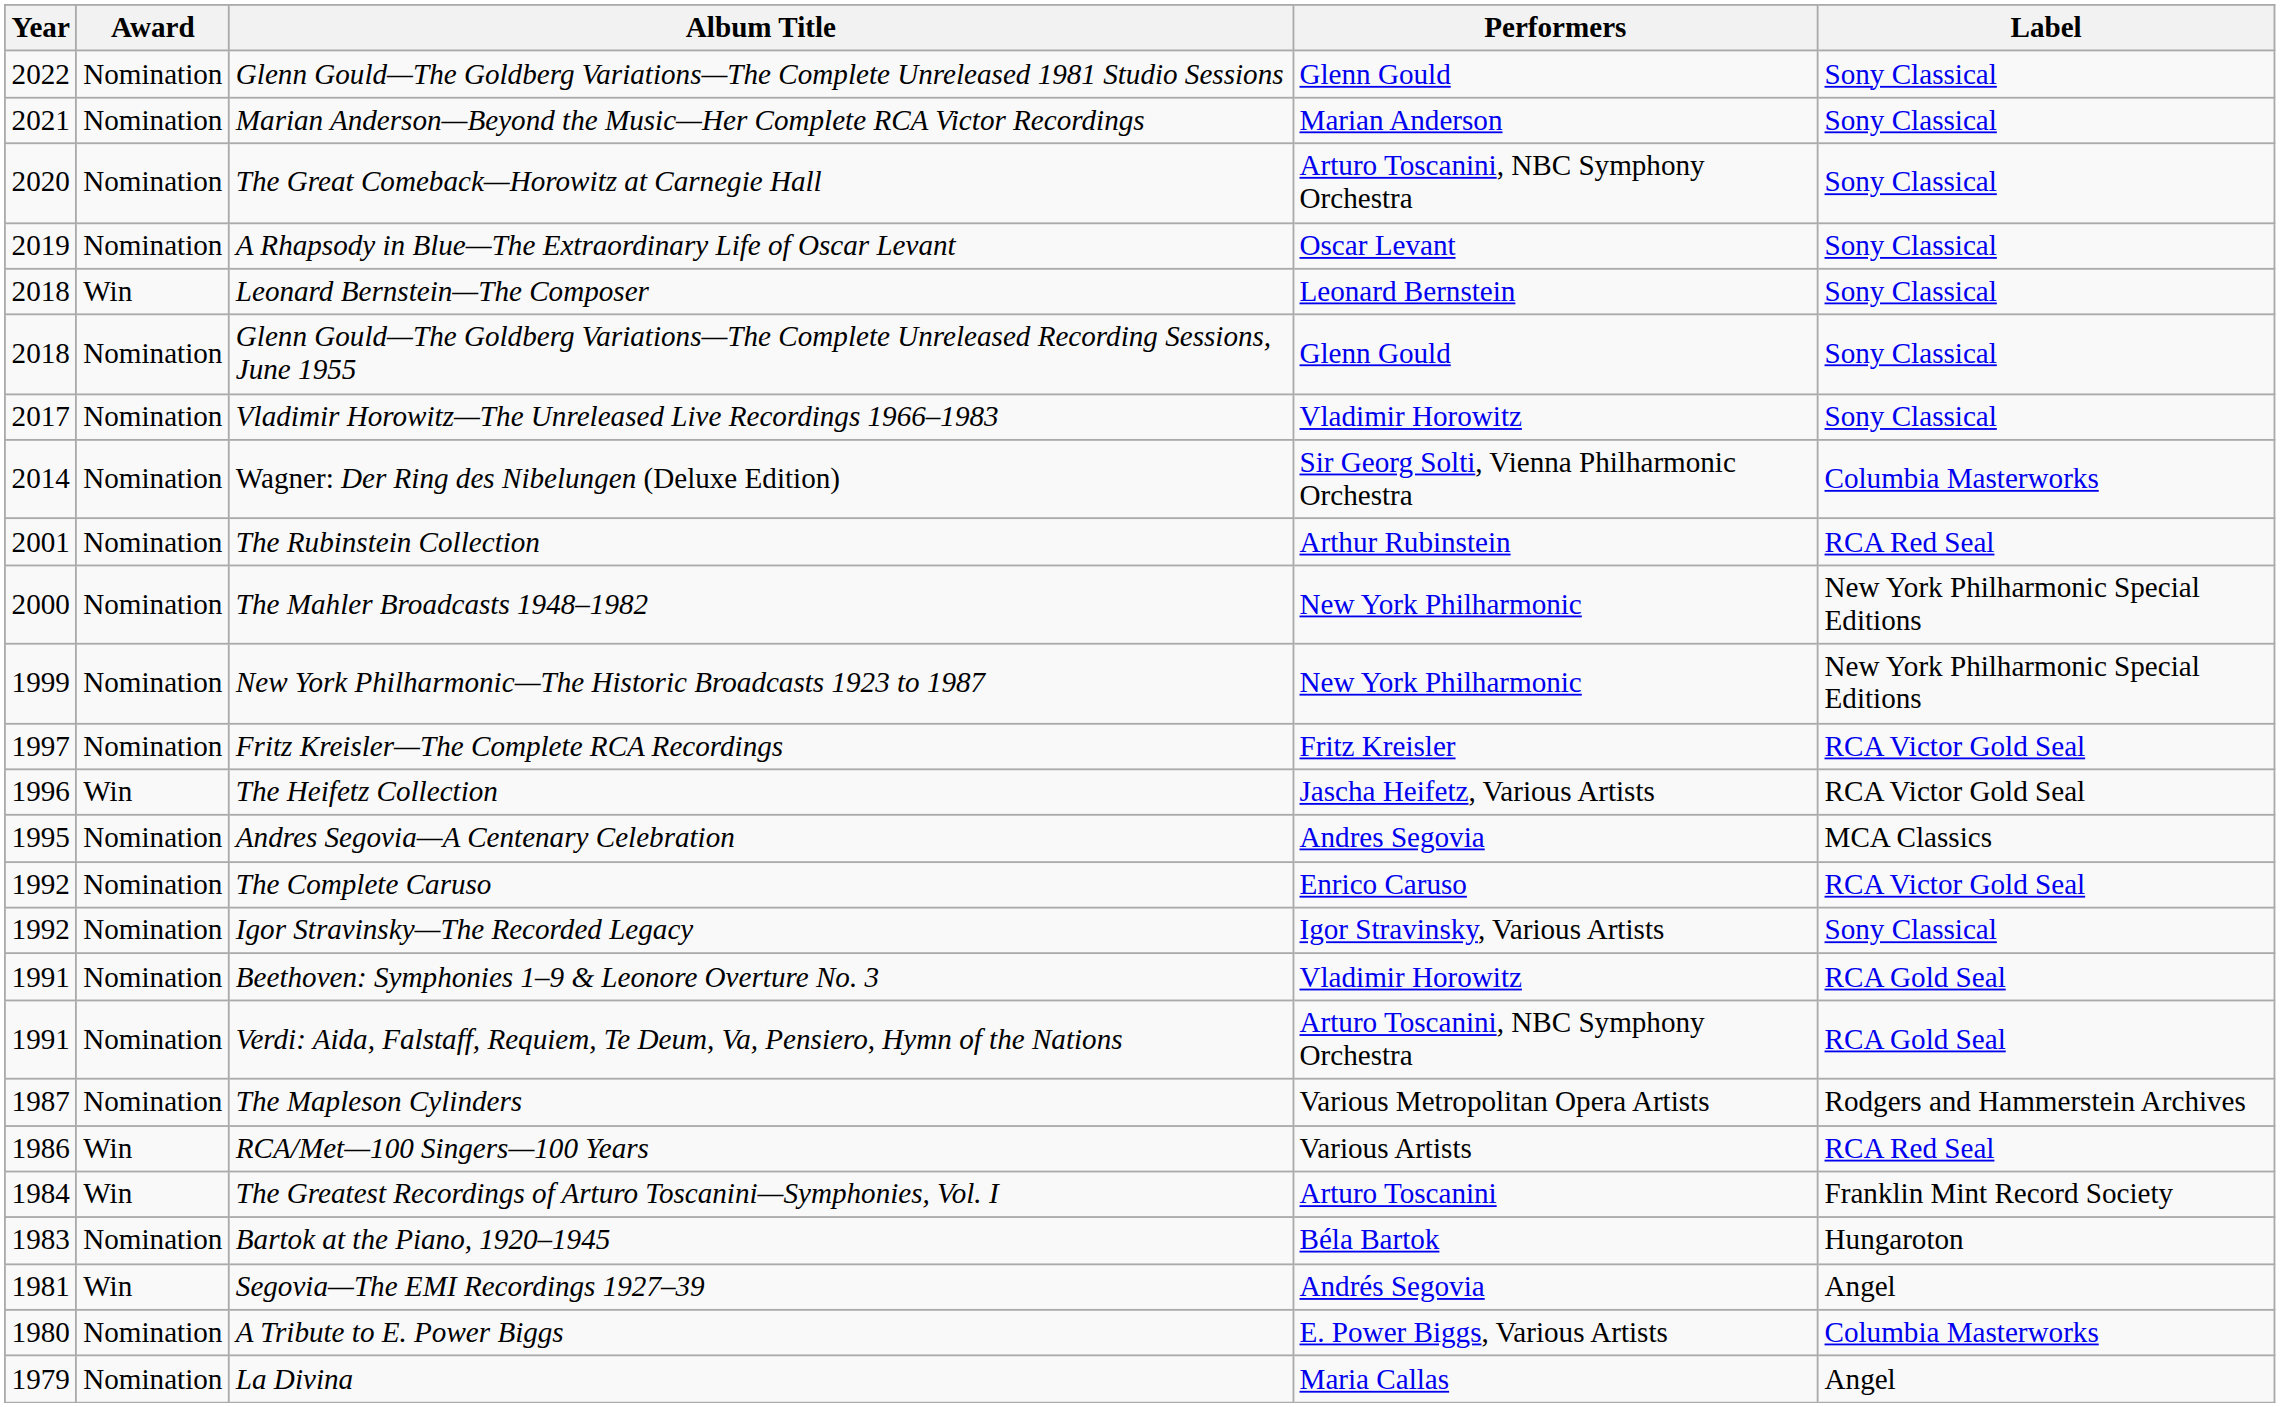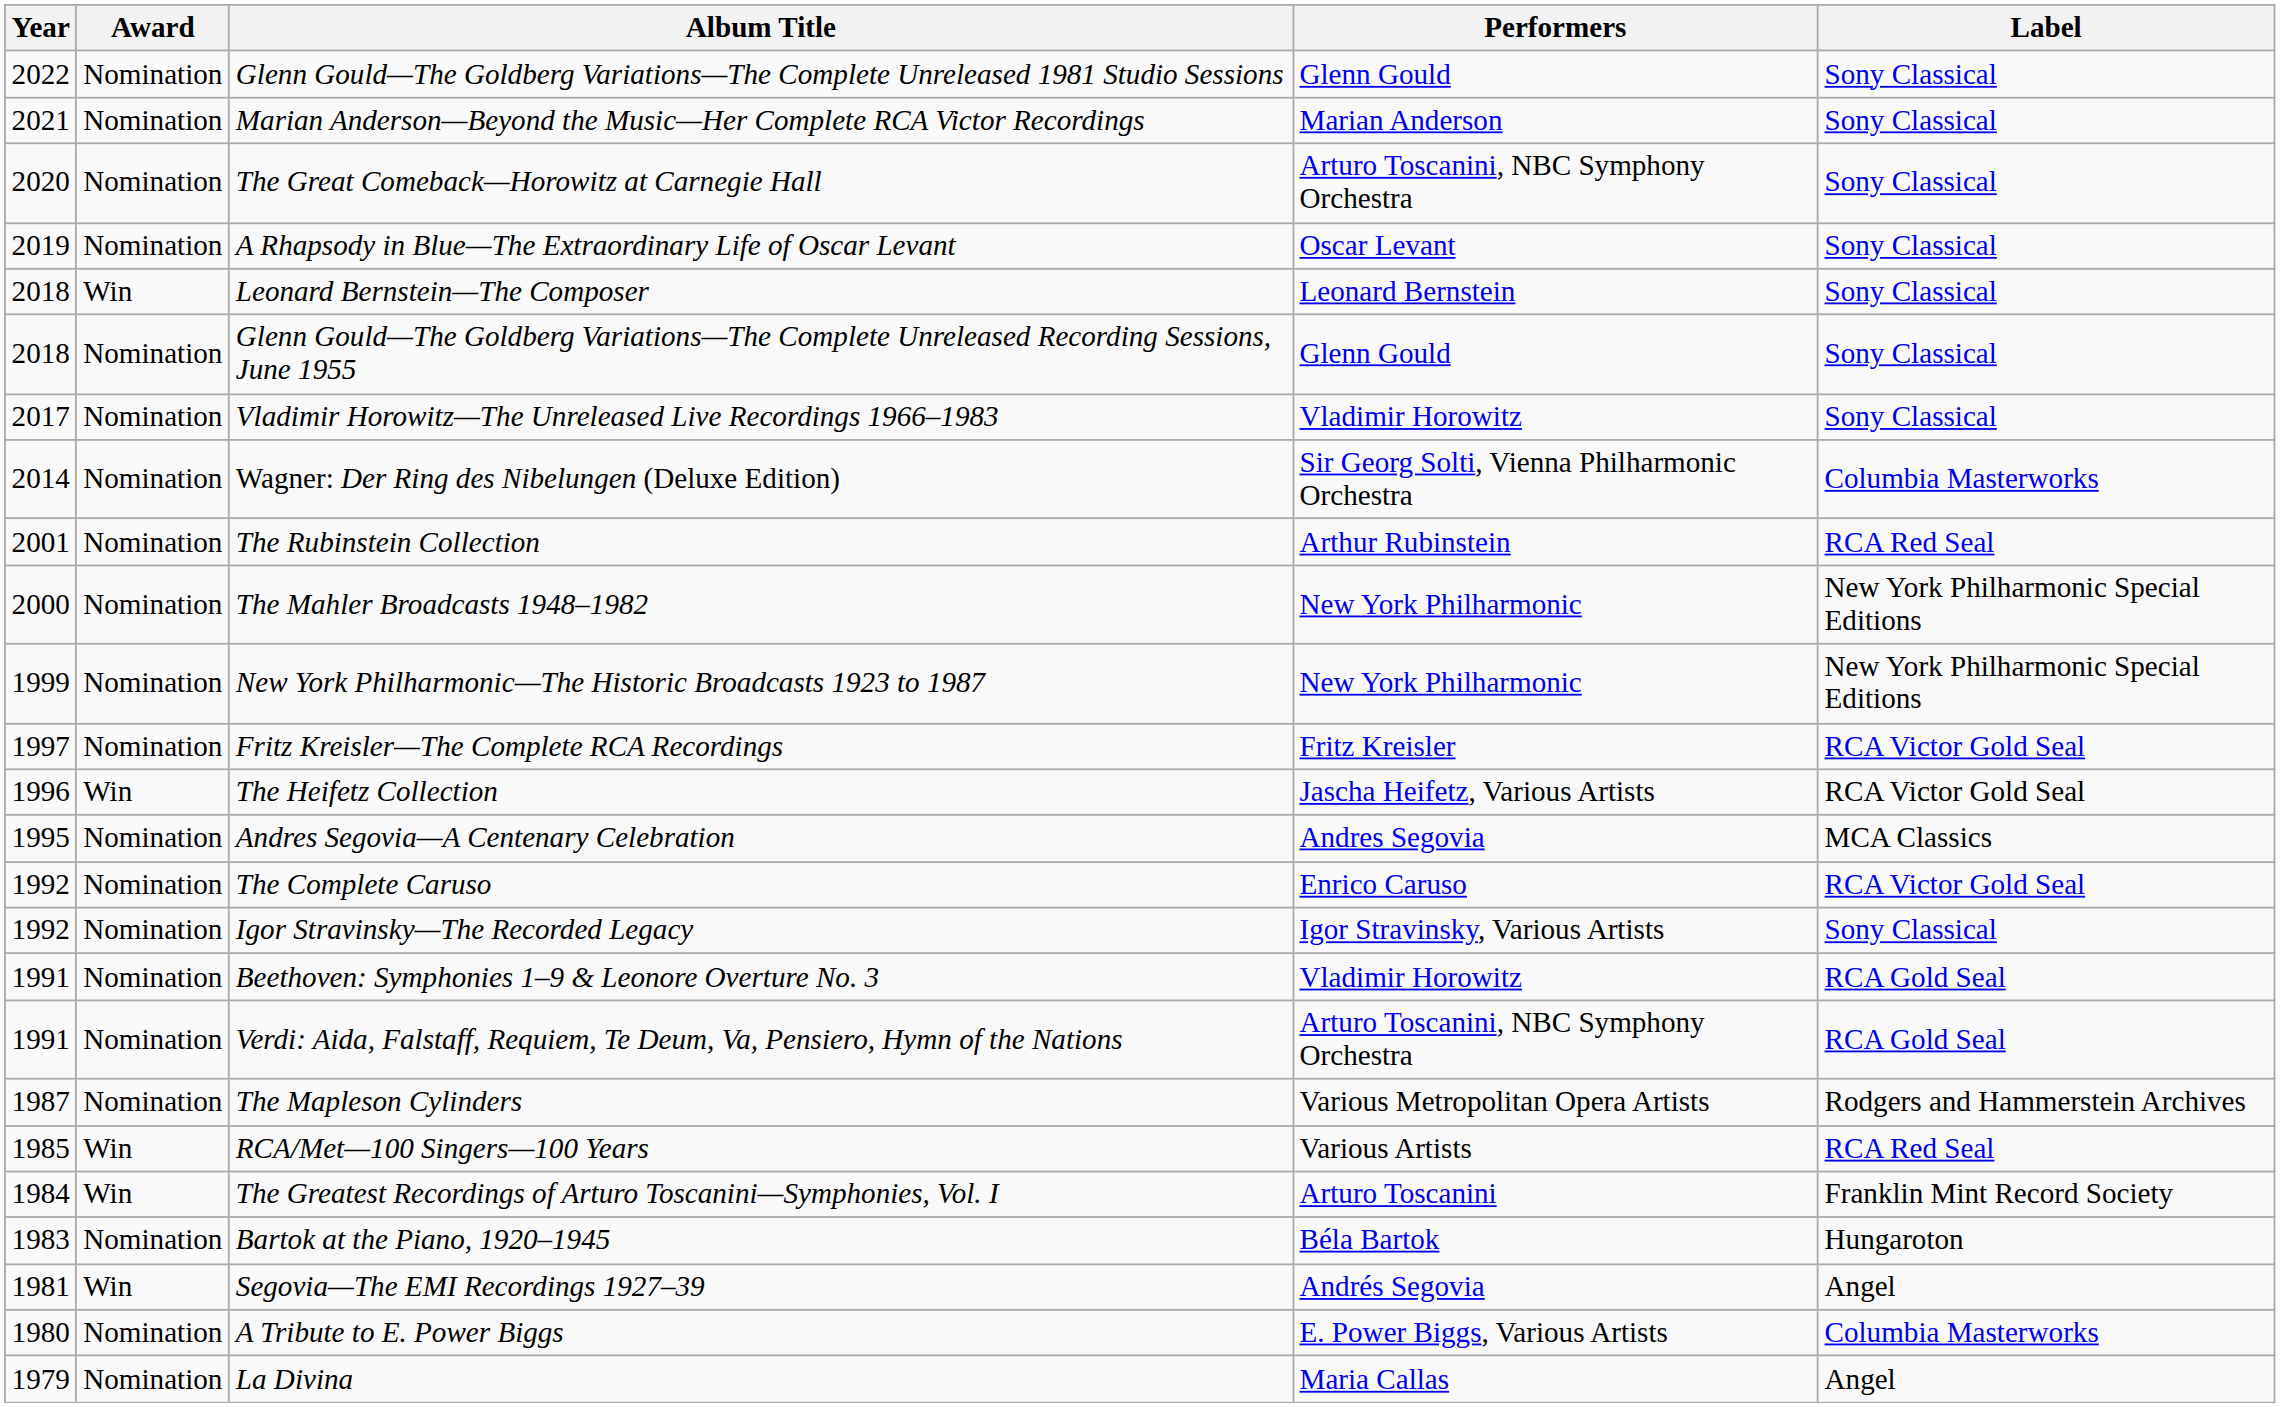(41, 1147) 1986 -> (41, 1147) 1985
